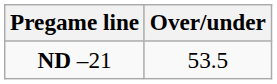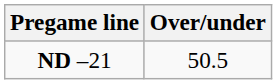(208, 59) 53.5 -> (208, 59) 50.5
